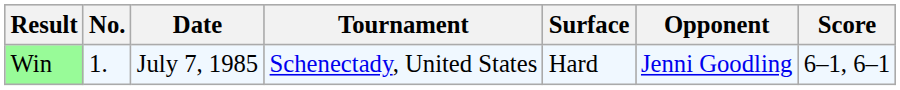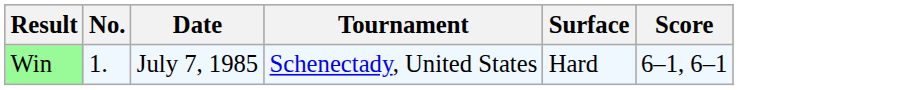- column: (717, 24)
